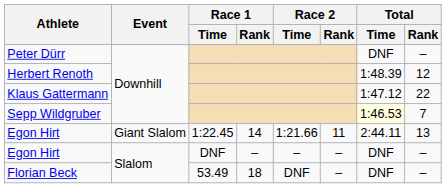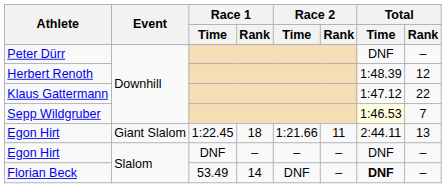(255, 133) 14 -> (255, 133) 18
(255, 173) 18 -> (255, 173) 14
(381, 173) normal -> (381, 173) bold
